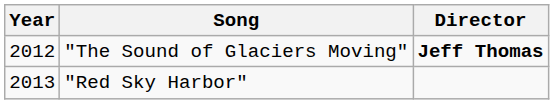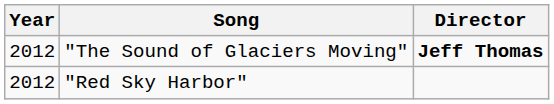(32, 83) 2013 -> (32, 83) 2012
